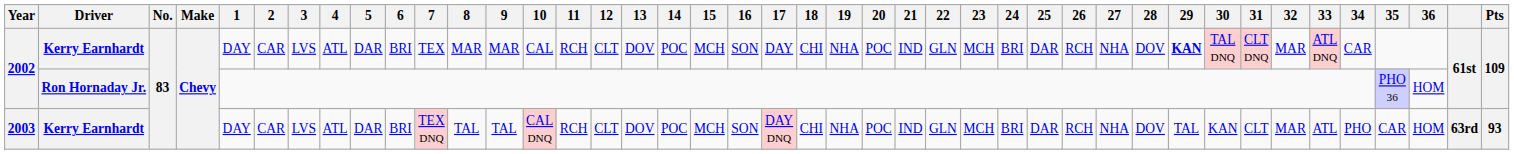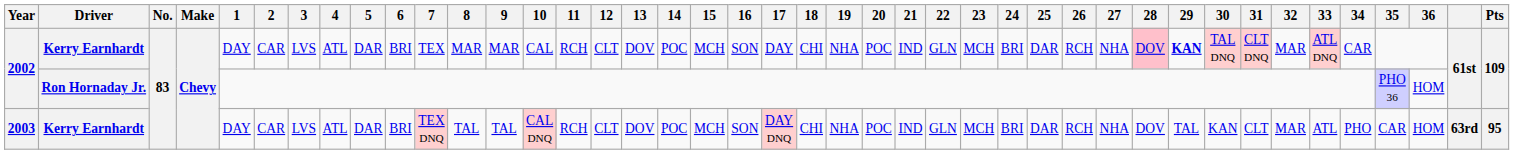(1150, 48) no background -> (1150, 48) pink background
(1495, 129) 93 -> (1495, 129) 95
